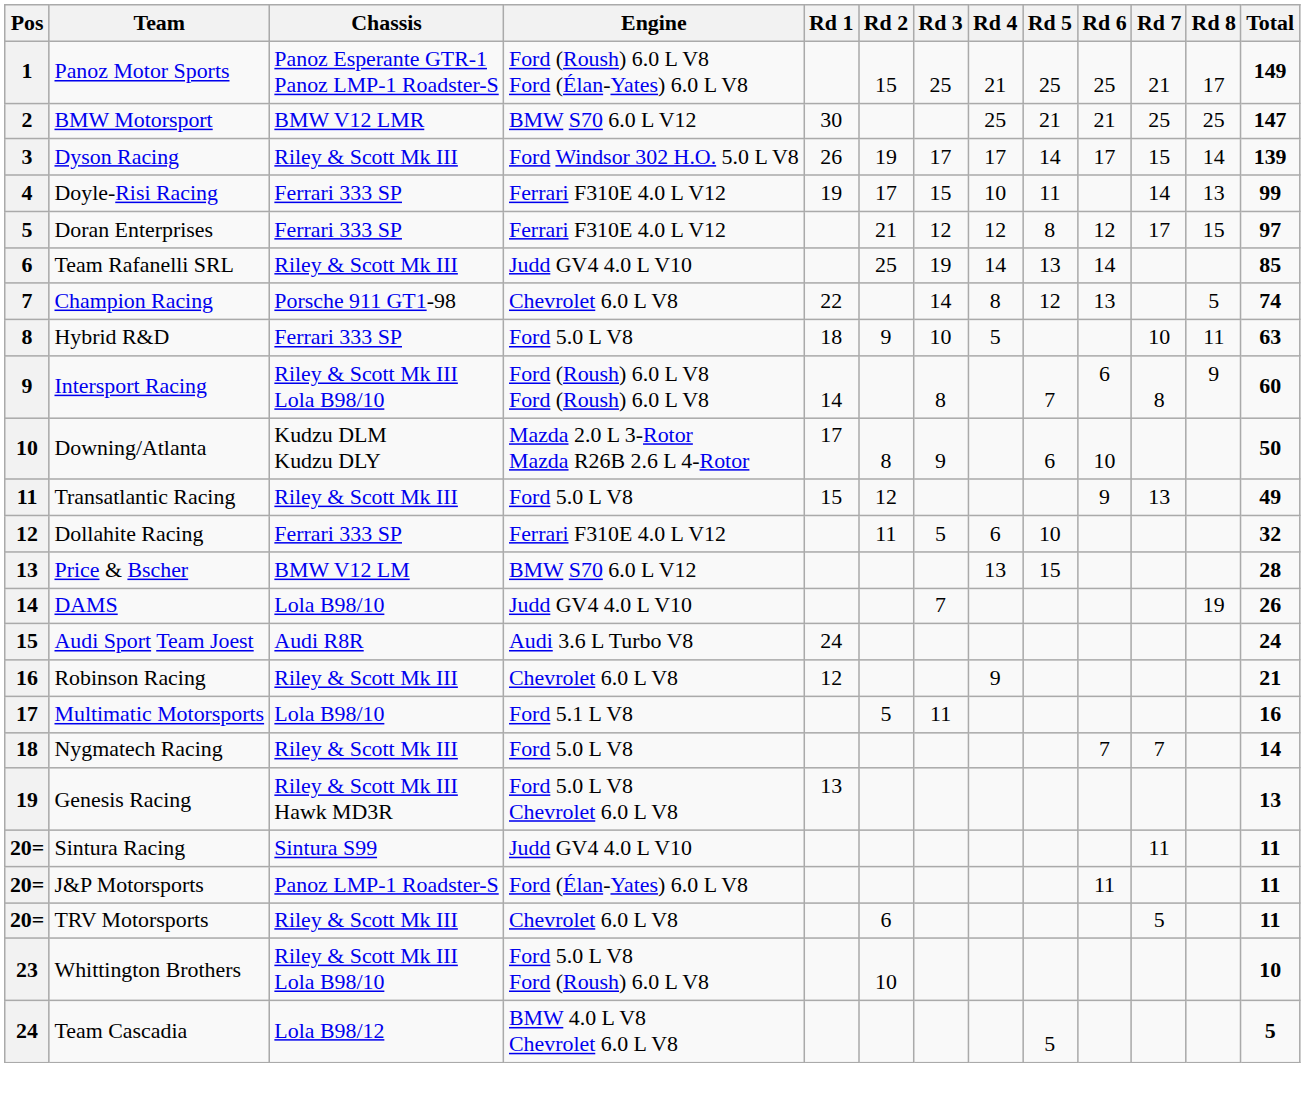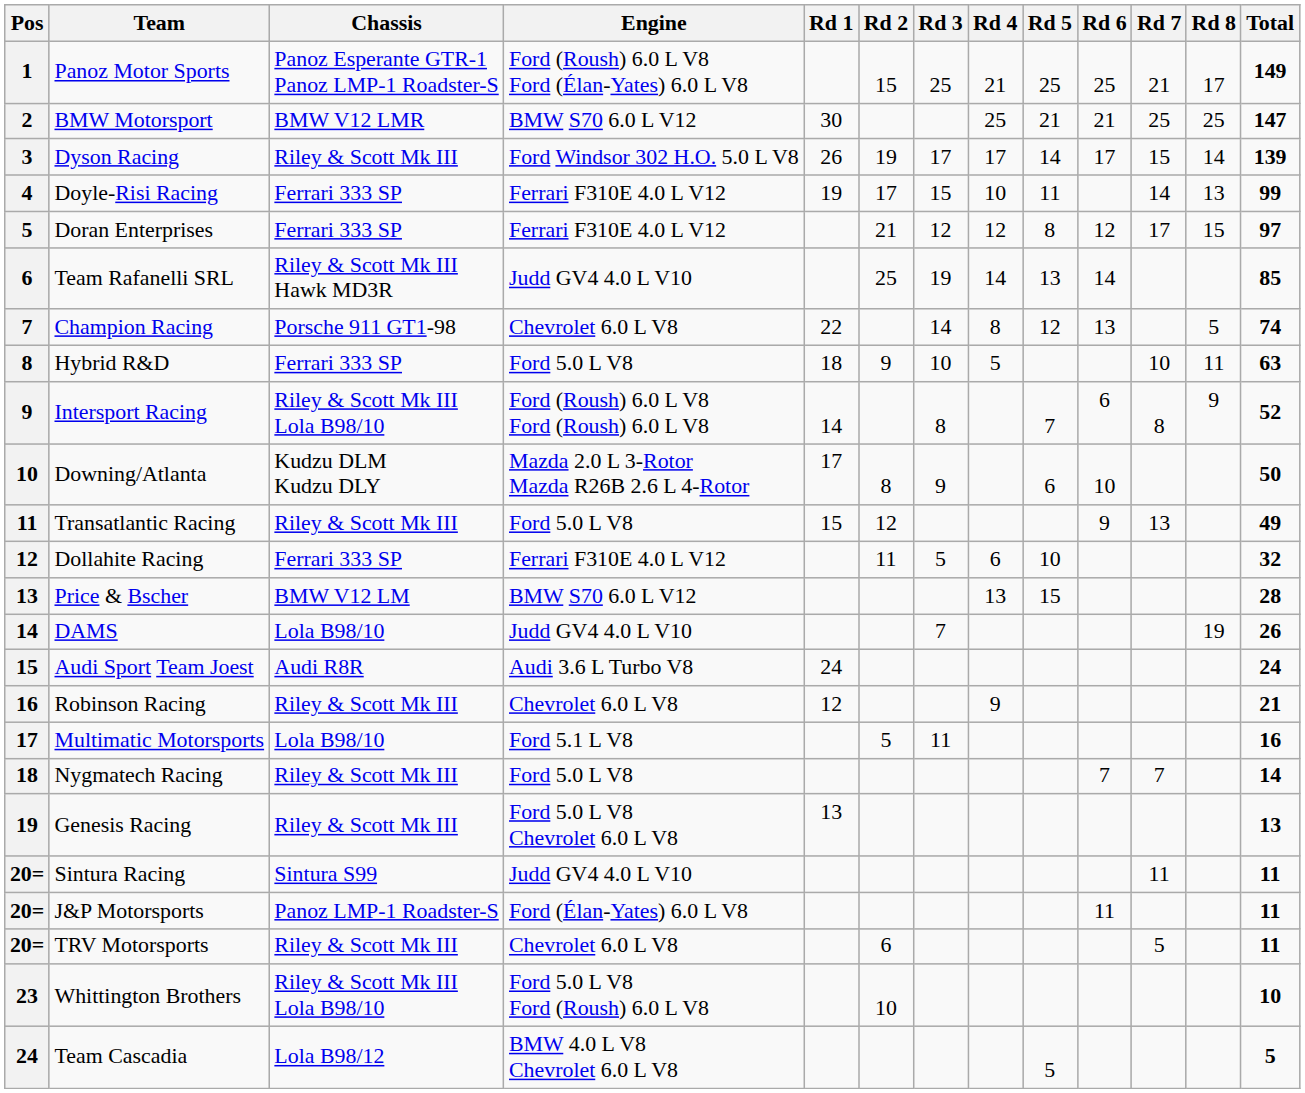(366, 265) Riley & Scott Mk III -> (366, 278) Riley & Scott Mk III Hawk MD3R
(1270, 386) 60 -> (1270, 412) 52
(366, 799) Riley & Scott Mk III Hawk MD3R -> (366, 825) Riley & Scott Mk III
